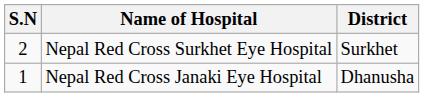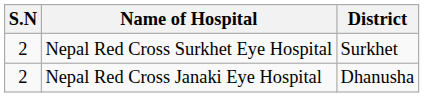(23, 77) 1 -> (23, 77) 2
